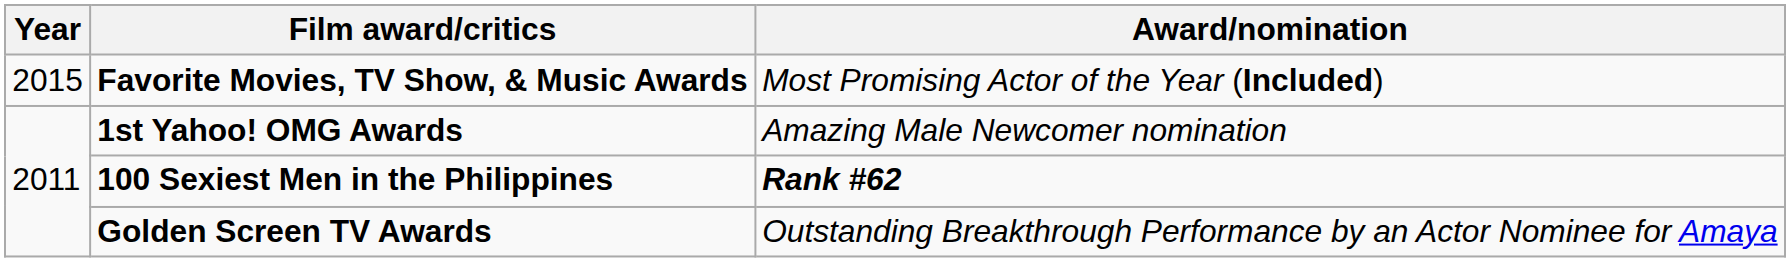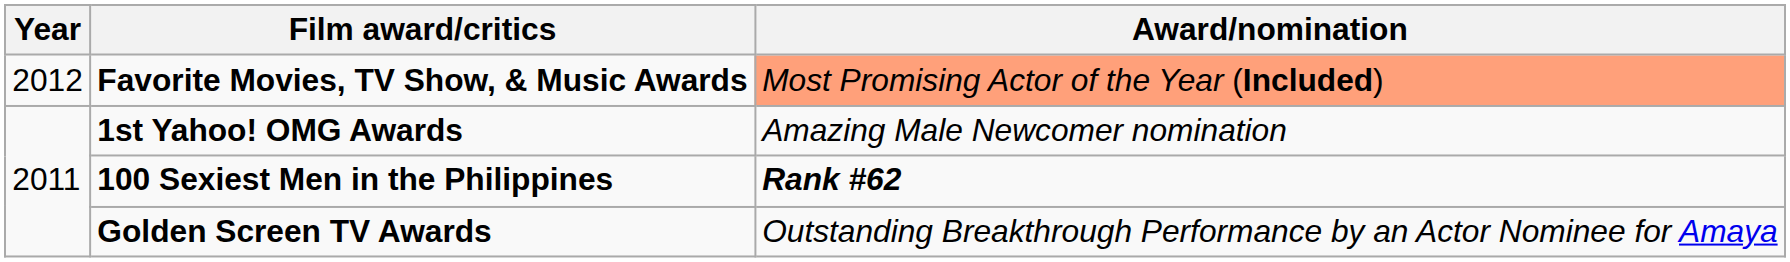(48, 79) 2015 -> (48, 79) 2012
(1073, 79) no background -> (1073, 79) lightsalmon background
